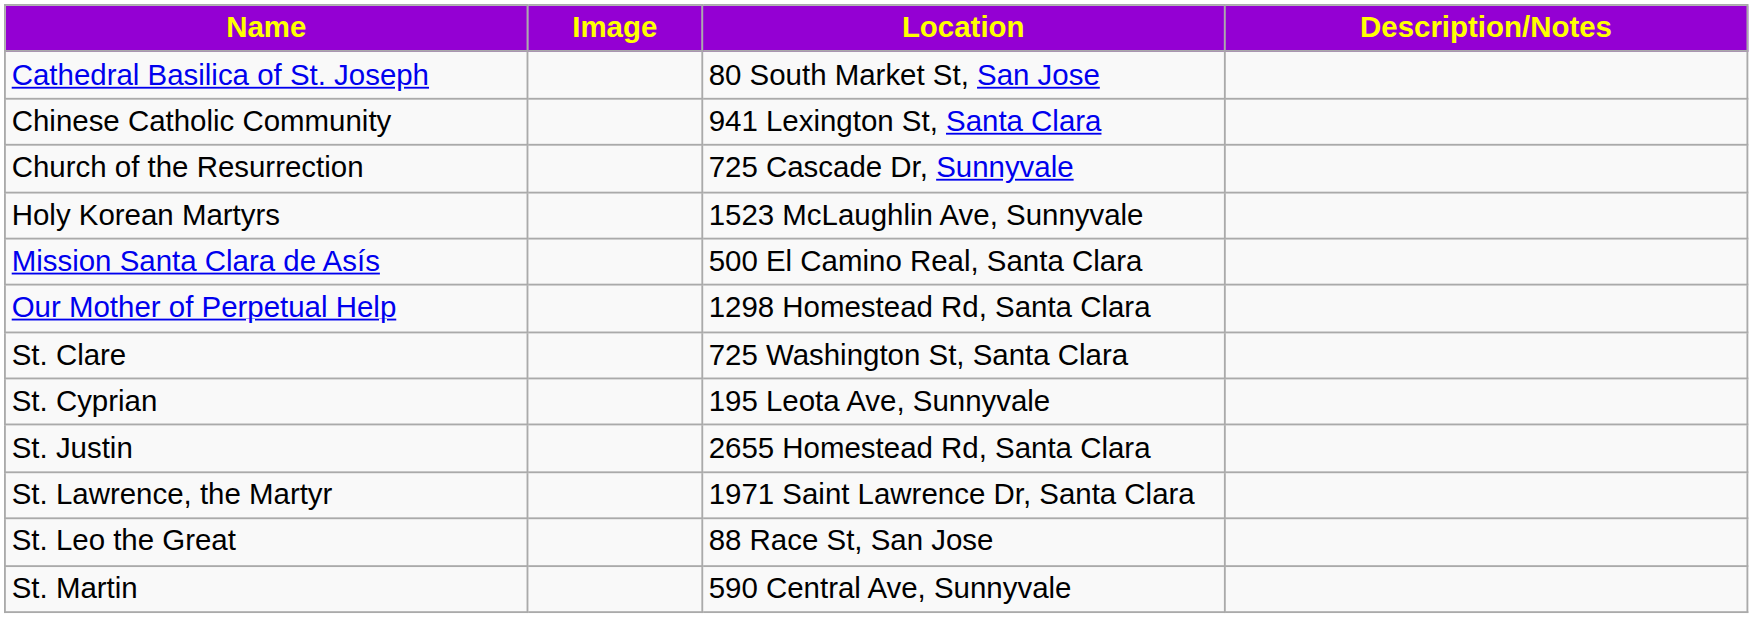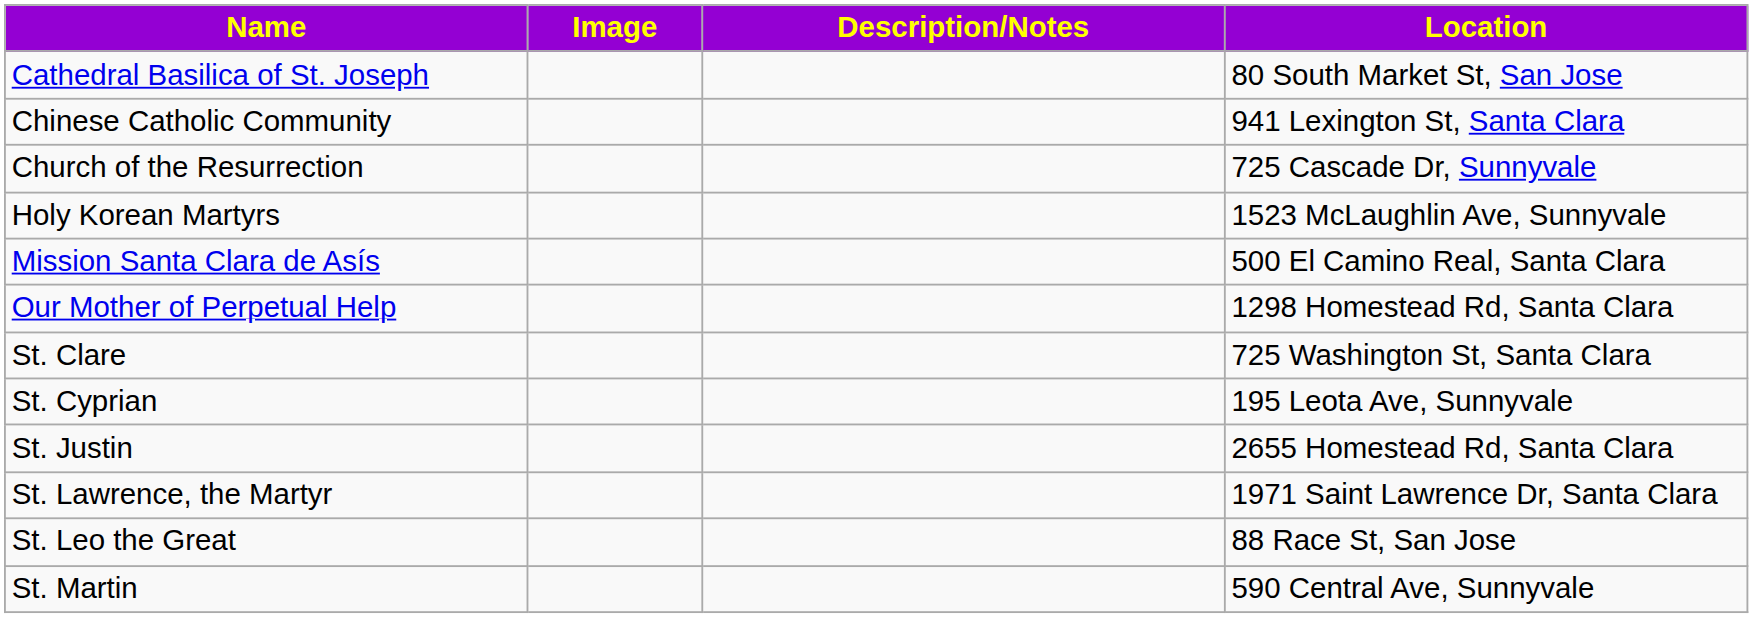columns swapped: (963, 27) <-> (1486, 27)
